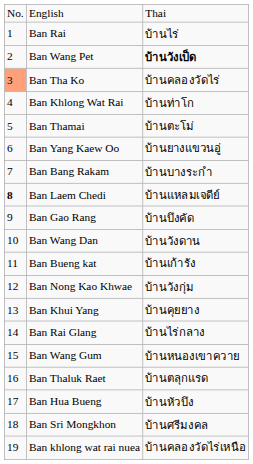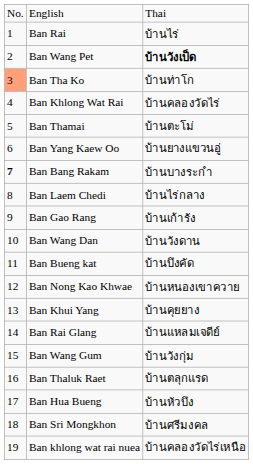(182, 80) บ้านคลองวัดไร่ -> (170, 80) บ้านท่าโก
(170, 103) บ้านท่าโก -> (182, 103) บ้านคลองวัดไร่
(10, 171) normal -> (10, 171) bold
(10, 194) bold -> (10, 194) normal
(182, 195) บ้านแหลมเจดีย์ -> (175, 195) บ้านไร่กลาง
(170, 218) บ้านบึงคัด -> (170, 218) บ้านเก้ารัง
(170, 264) บ้านเก้ารัง -> (170, 264) บ้านบึงคัด
(169, 287) บ้านวังกุ่ม -> (192, 287) บ้านหนองเขาควาย
(175, 333) บ้านไร่กลาง -> (182, 333) บ้านแหลมเจดีย์
(192, 356) บ้านหนองเขาควาย -> (169, 356) บ้านวังกุ่ม
